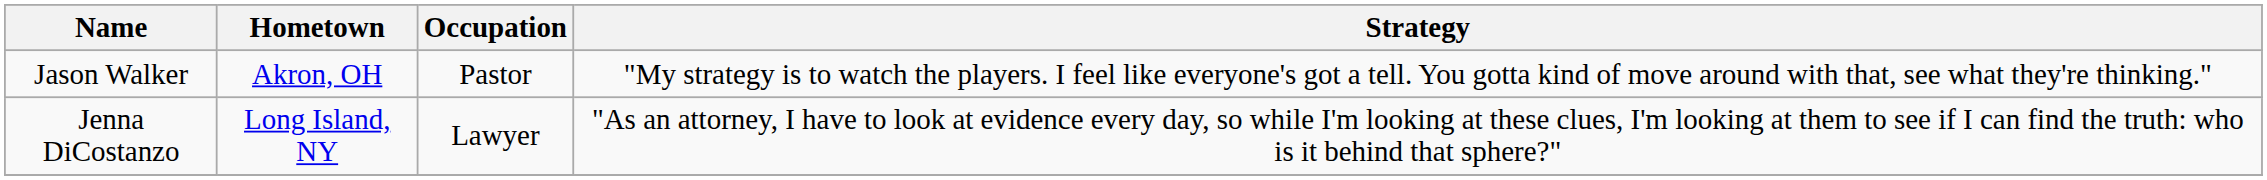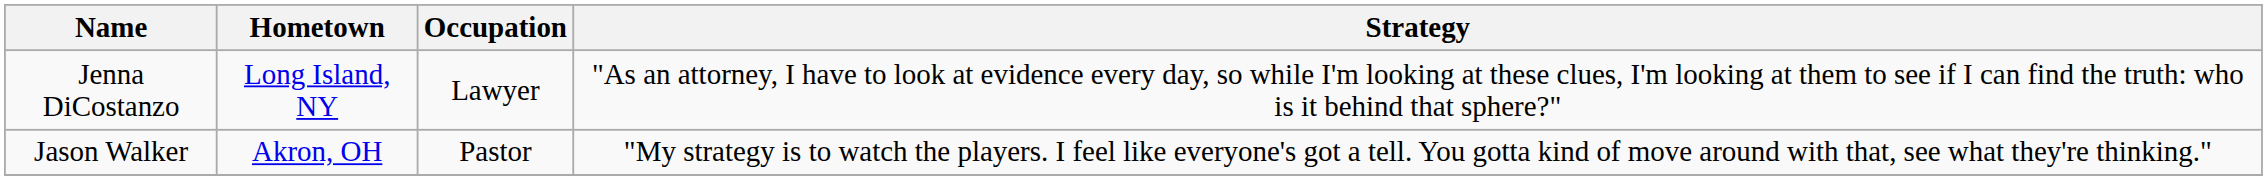rows swapped: (111, 135) <-> (111, 73)
